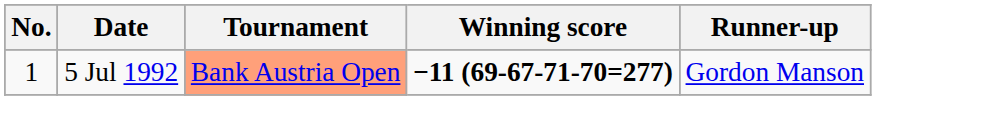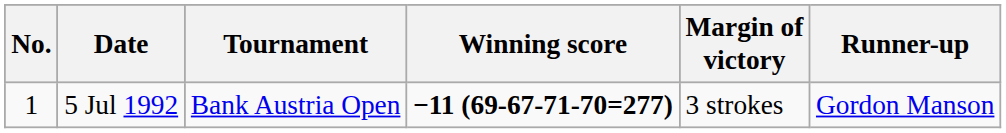+ column: (744, 43)
(296, 72) lightsalmon background -> (296, 104) no background
